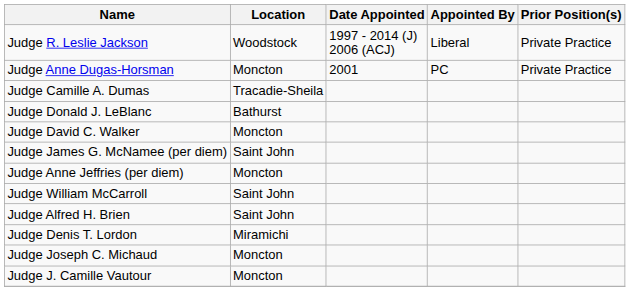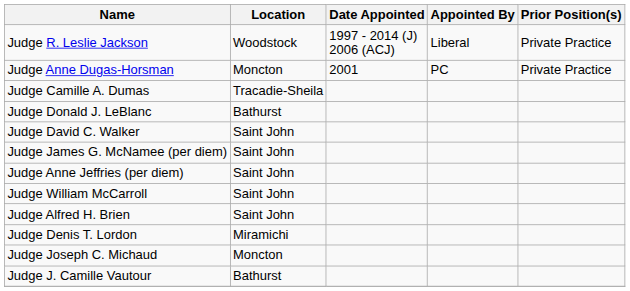(258, 132) Moncton -> (264, 132) Saint John
(258, 173) Moncton -> (264, 173) Saint John
(258, 276) Moncton -> (257, 276) Bathurst
